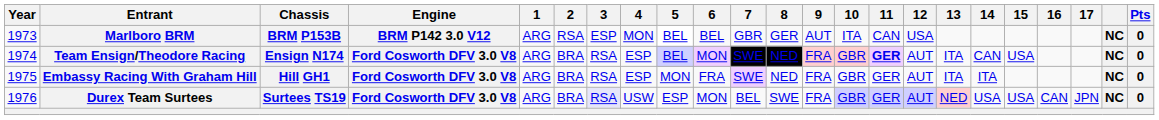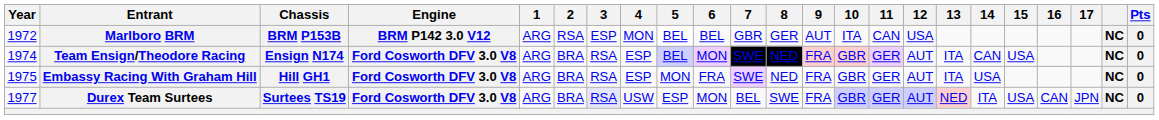(22, 36) 1973 -> (22, 36) 1972
(886, 57) bold -> (886, 57) normal
(987, 77) ITA -> (987, 77) USA
(22, 98) 1976 -> (22, 98) 1977
(987, 98) USA -> (987, 98) ITA
